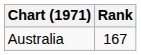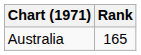(115, 38) 167 -> (115, 38) 165
